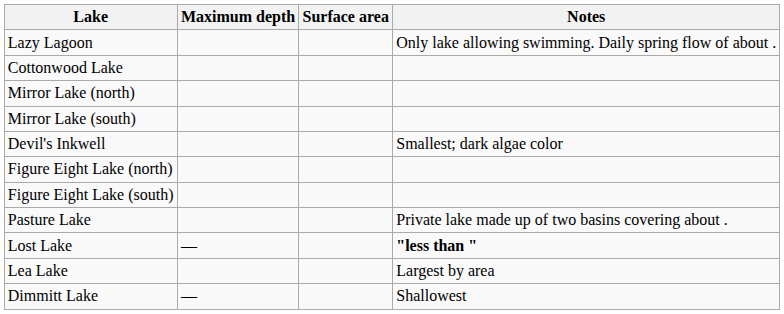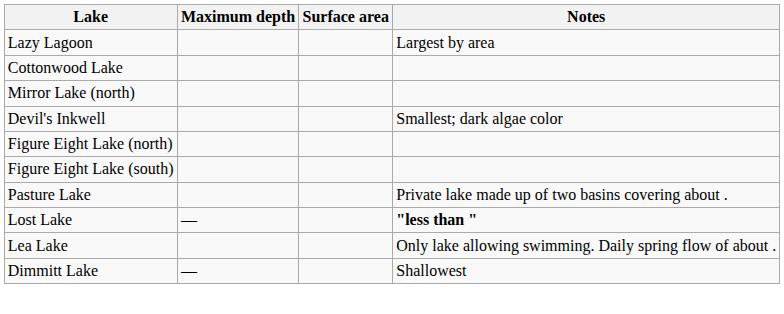(586, 42) Only lake allowing swimming. Daily spring flow of about . -> (445, 42) Largest by area
- row: (72, 118)
(445, 270) Largest by area -> (586, 245) Only lake allowing swimming. Daily spring flow of about .
